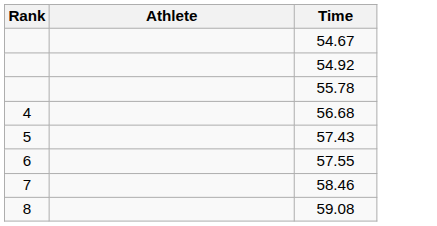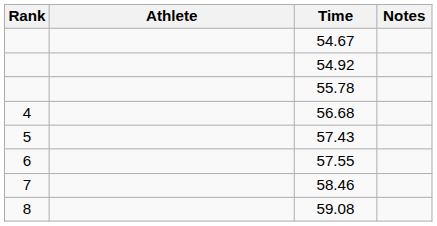+ column: (404, 16)
